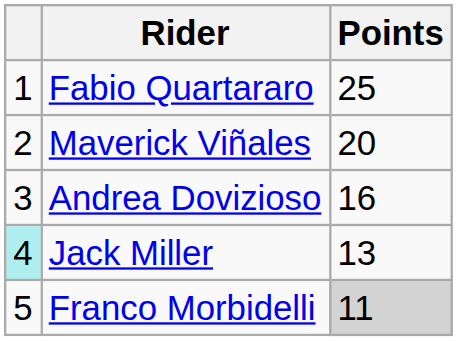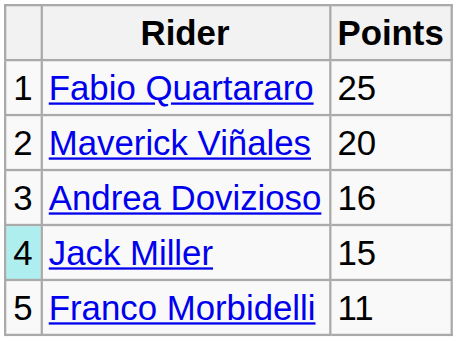(357, 253) 13 -> (357, 253) 15
(356, 308) lightgrey background -> (356, 308) no background
